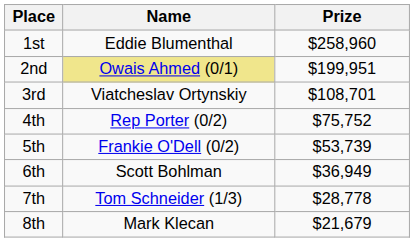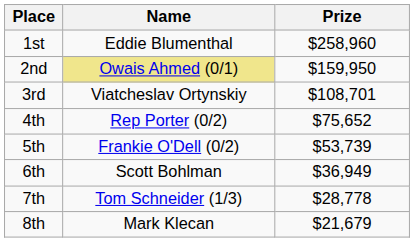(342, 69) $199,951 -> (342, 69) $159,950
(342, 120) $75,752 -> (342, 120) $75,652
